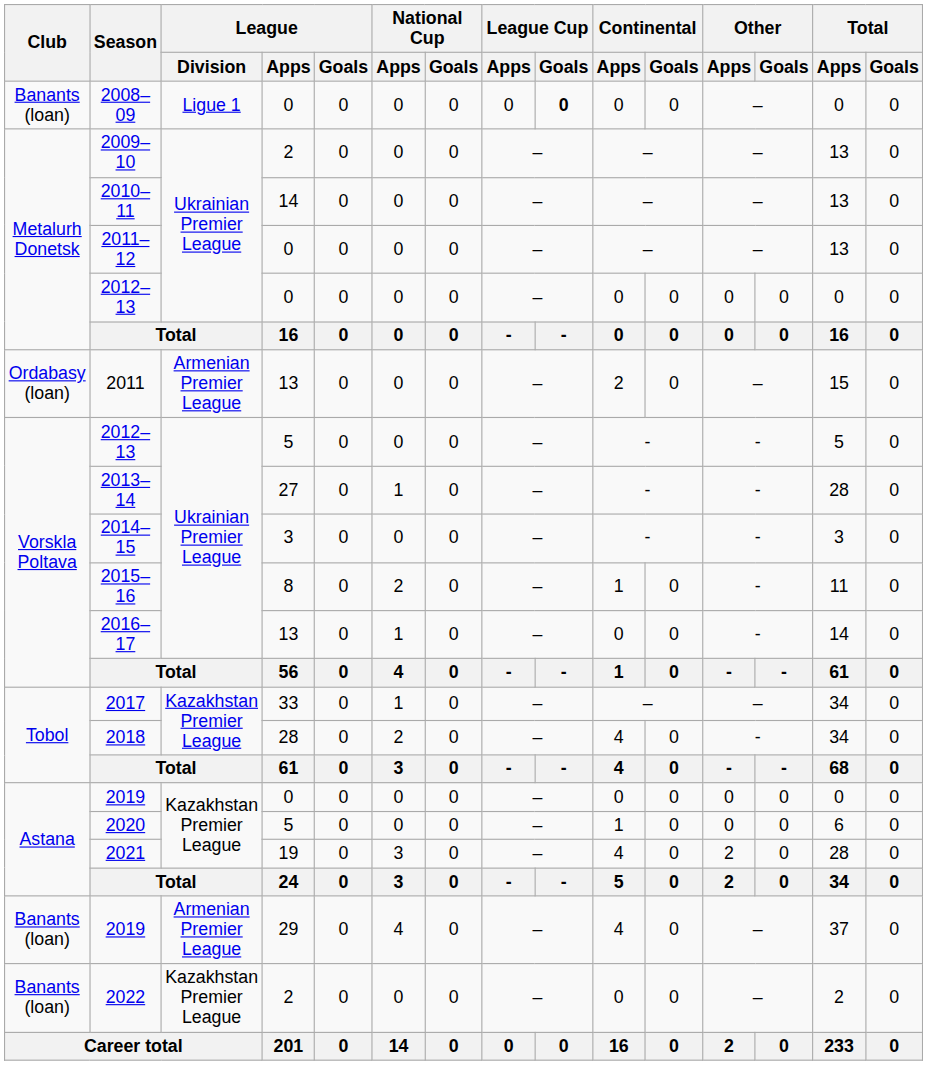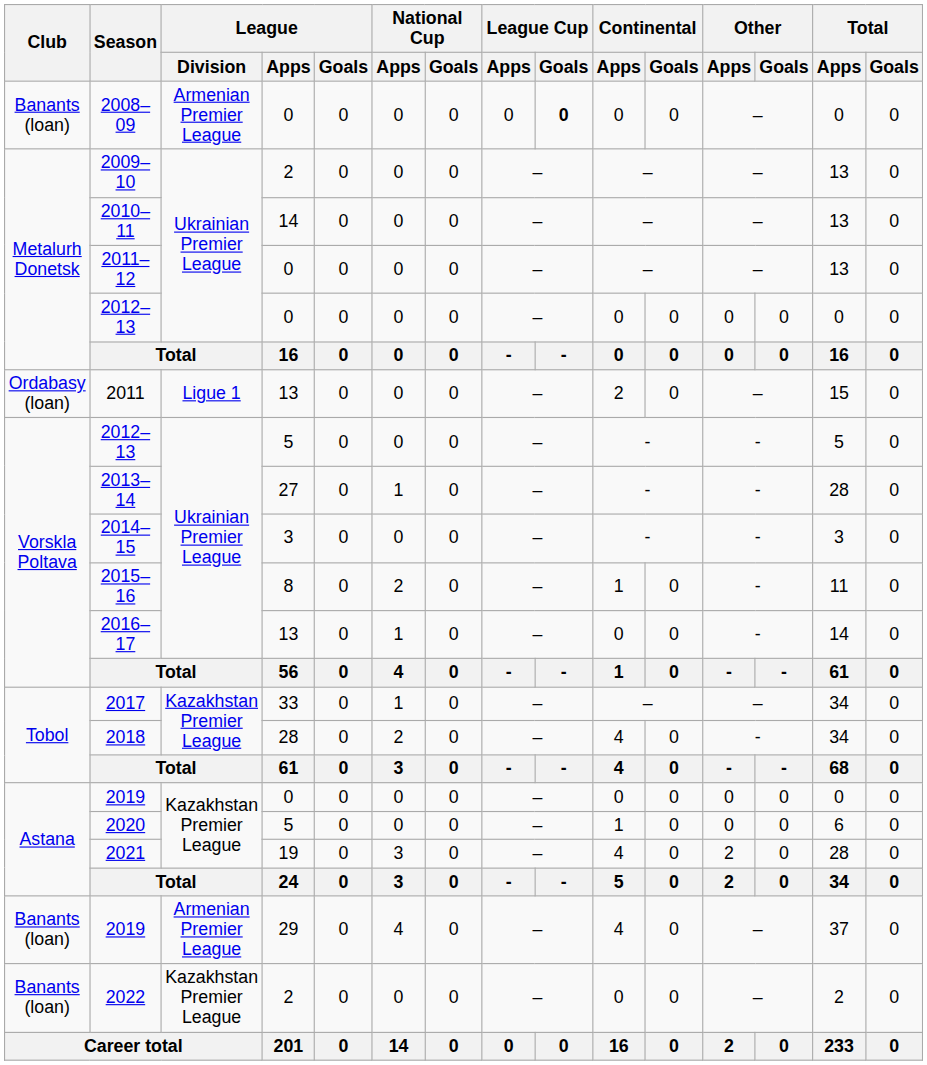(212, 104) Ligue 1 -> (212, 114) Armenian Premier League
(212, 383) Armenian Premier League -> (212, 393) Ligue 1
